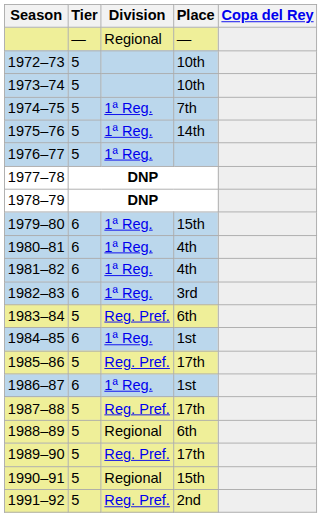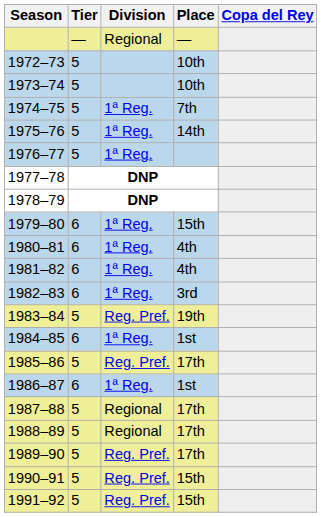(187, 316) 6th -> (191, 316) 19th
(137, 408) Reg. Pref. -> (133, 408) Regional
(187, 431) 6th -> (191, 431) 17th
(133, 477) Regional -> (137, 477) Reg. Pref.
(189, 500) 2nd -> (191, 500) 15th
